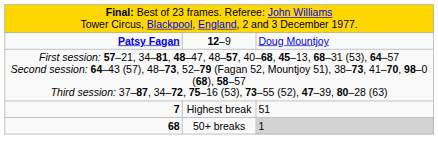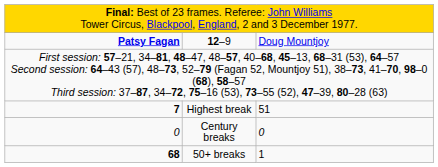+ row: (219, 132)
(261, 126) lightgrey background -> (261, 154) no background
